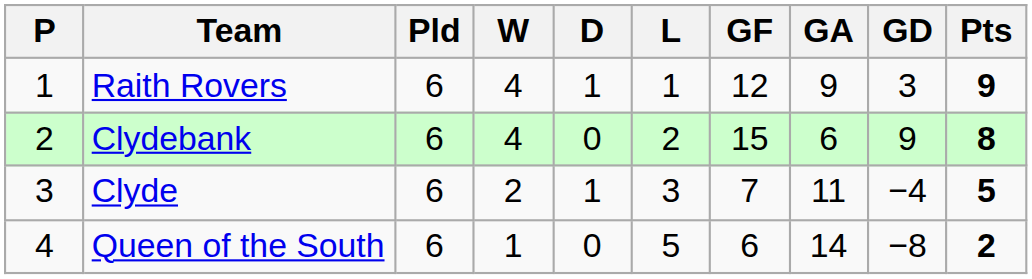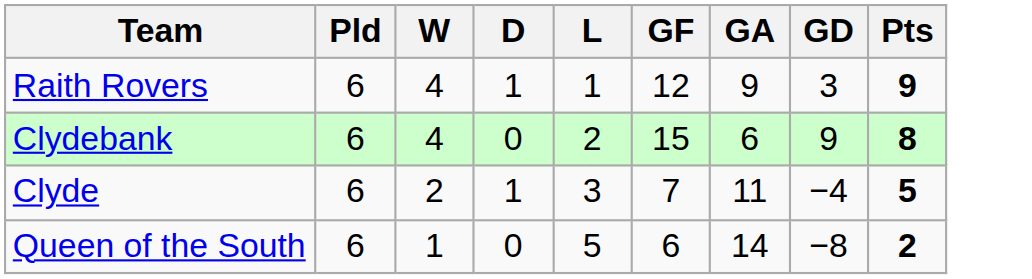- column: (44, 31)
